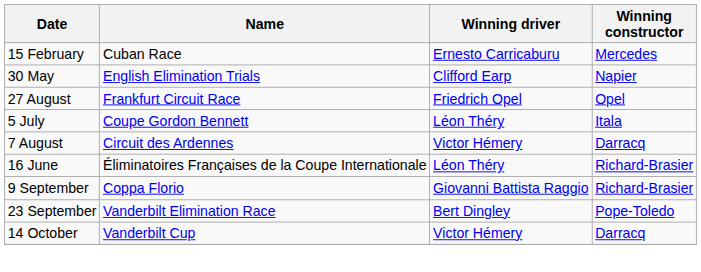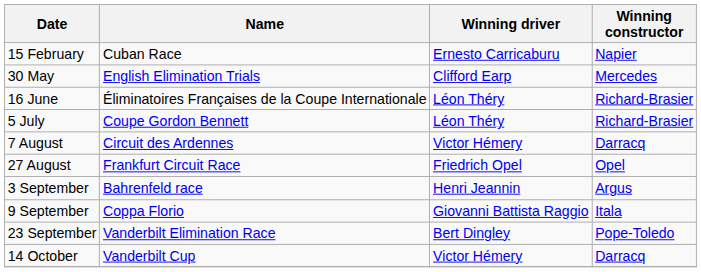(626, 54) Mercedes -> (616, 54) Napier
(616, 76) Napier -> (626, 76) Mercedes
rows swapped: (33, 166) <-> (39, 99)
(608, 121) Itala -> (644, 121) Richard-Brasier
+ row: (48, 188)
(644, 188) Richard-Brasier -> (608, 211) Itala
